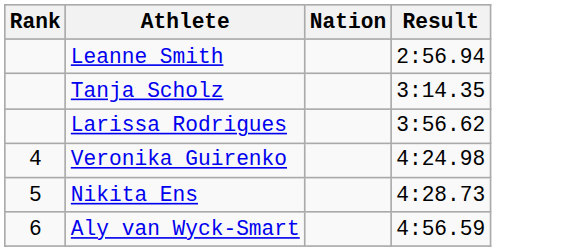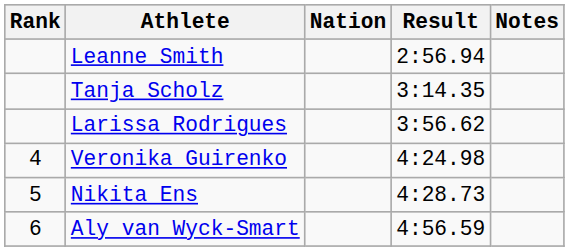+ column: (527, 22)
